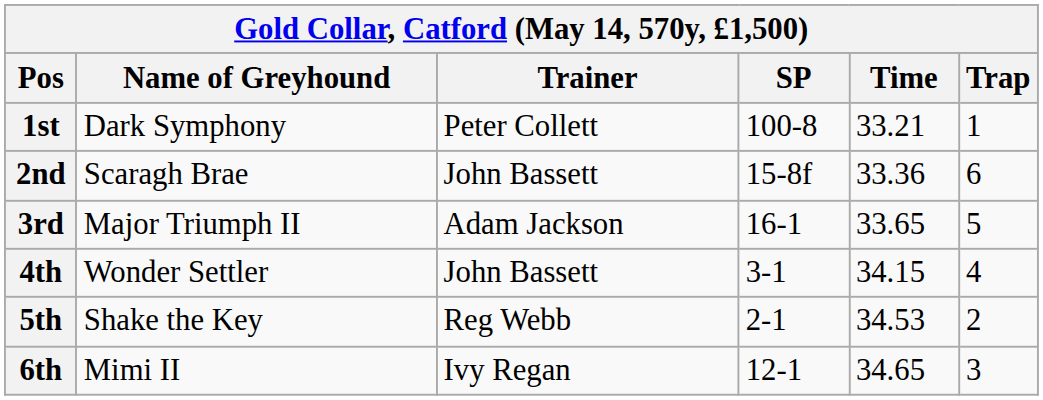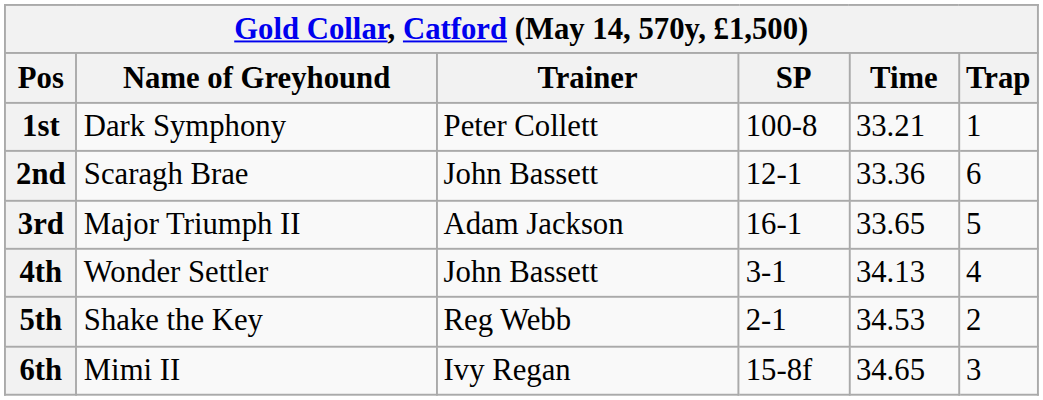(779, 175) 15-8f -> (774, 175) 12-1
(890, 272) 34.15 -> (890, 272) 34.13
(774, 369) 12-1 -> (779, 369) 15-8f
